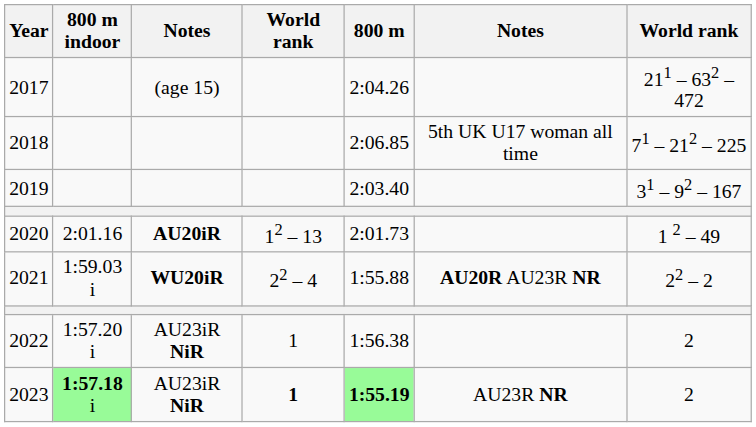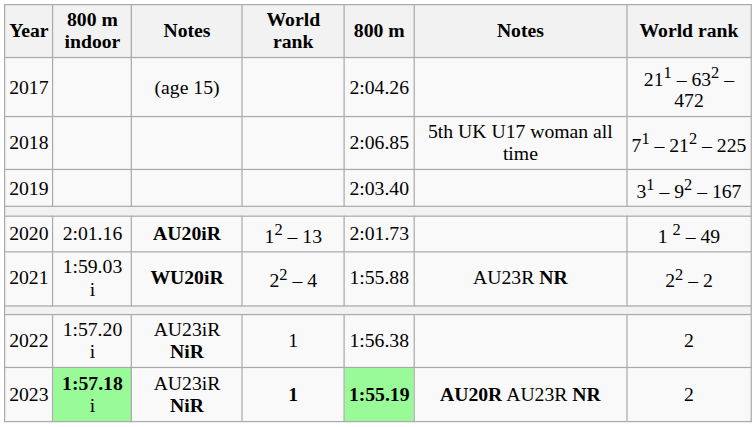(520, 278) AU20R AU23R NR -> (520, 278) AU23R NR
(520, 394) AU23R NR -> (520, 394) AU20R AU23R NR
